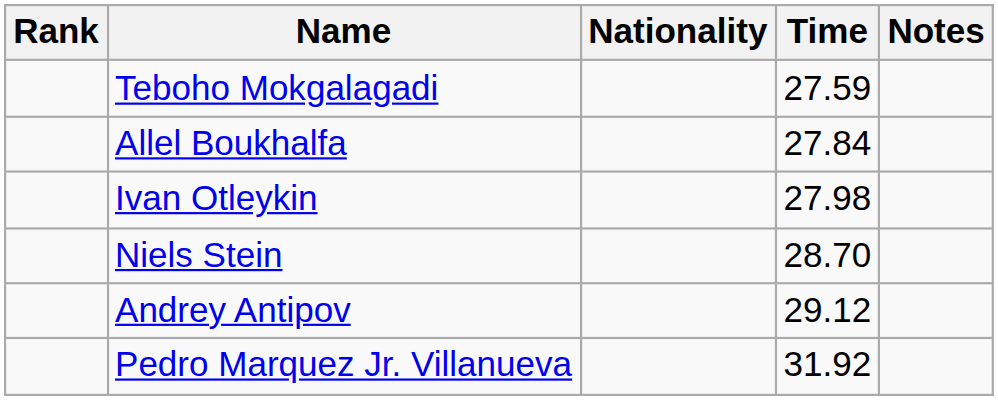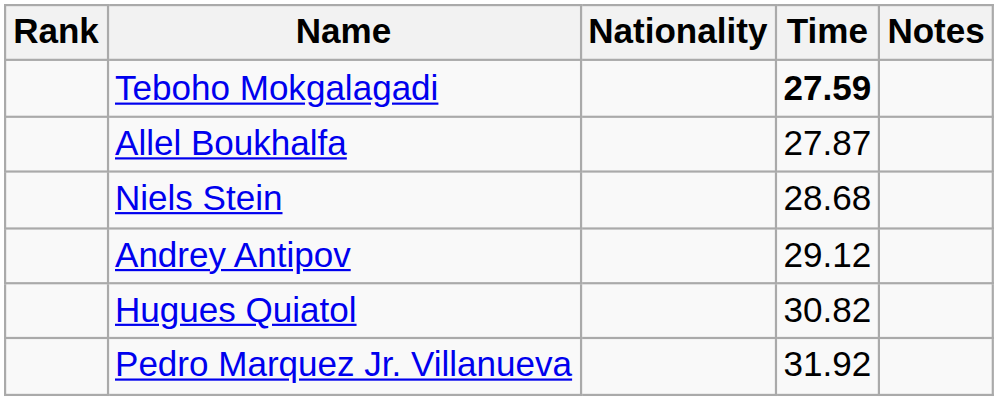(827, 87) normal -> (827, 87) bold
(827, 143) 27.84 -> (827, 143) 27.87
- row: (216, 198)
(827, 254) 28.70 -> (827, 198) 28.68
+ row: (236, 310)
